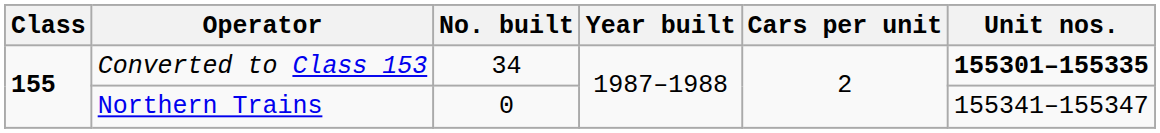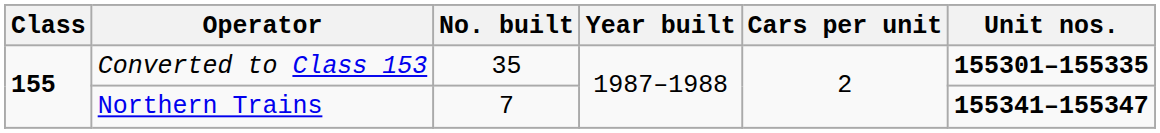(507, 66) 34 -> (507, 66) 35
(507, 107) 0 -> (507, 107) 7
(1051, 107) normal -> (1051, 107) bold
